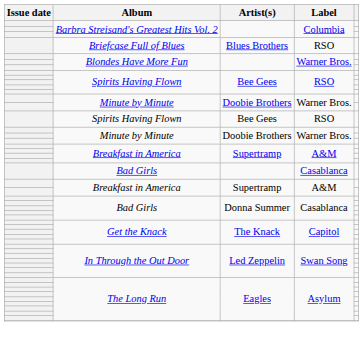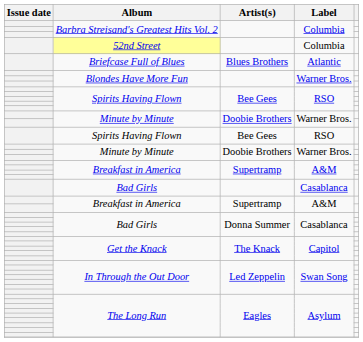+ row: (137, 45)
(324, 45) RSO -> (324, 62) Atlantic
